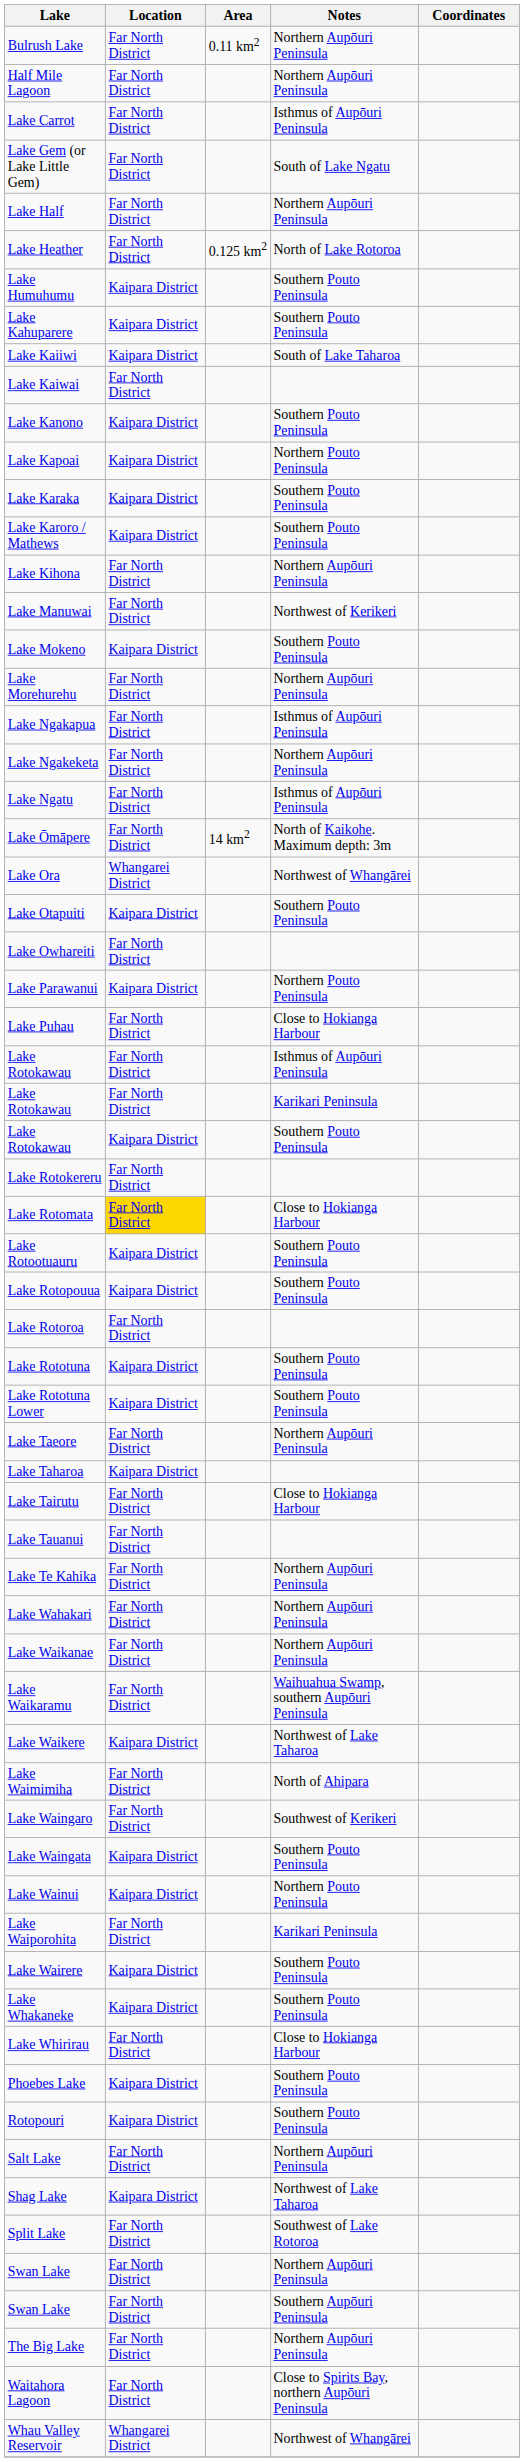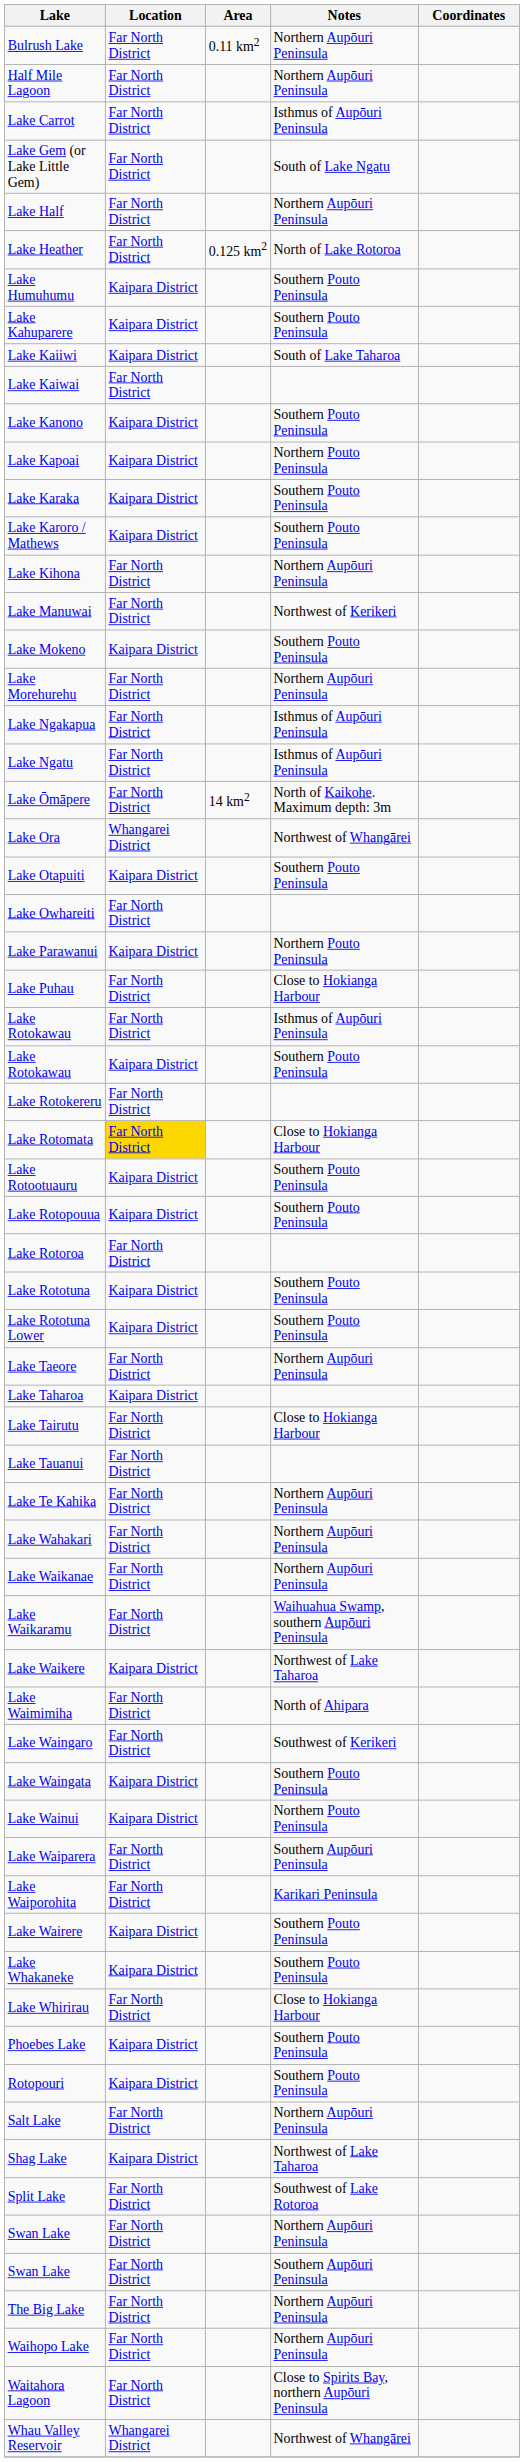- row: (53, 762)
- row: (39, 1102)
+ row: (52, 1856)
+ row: (48, 2347)
